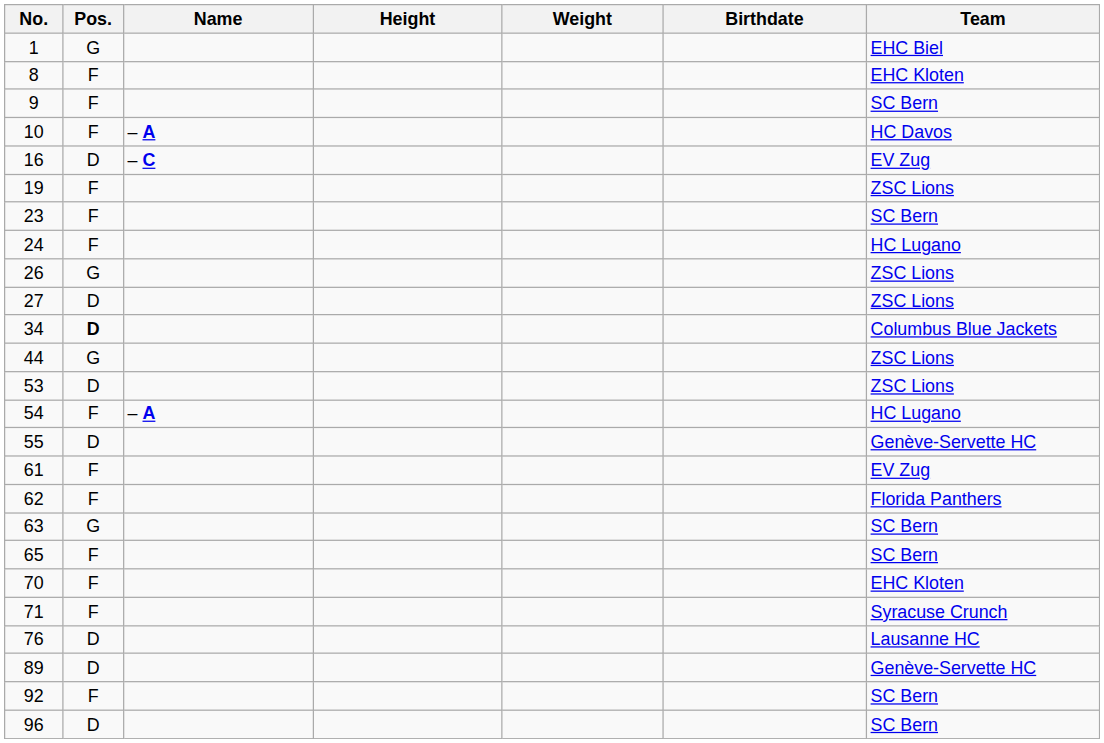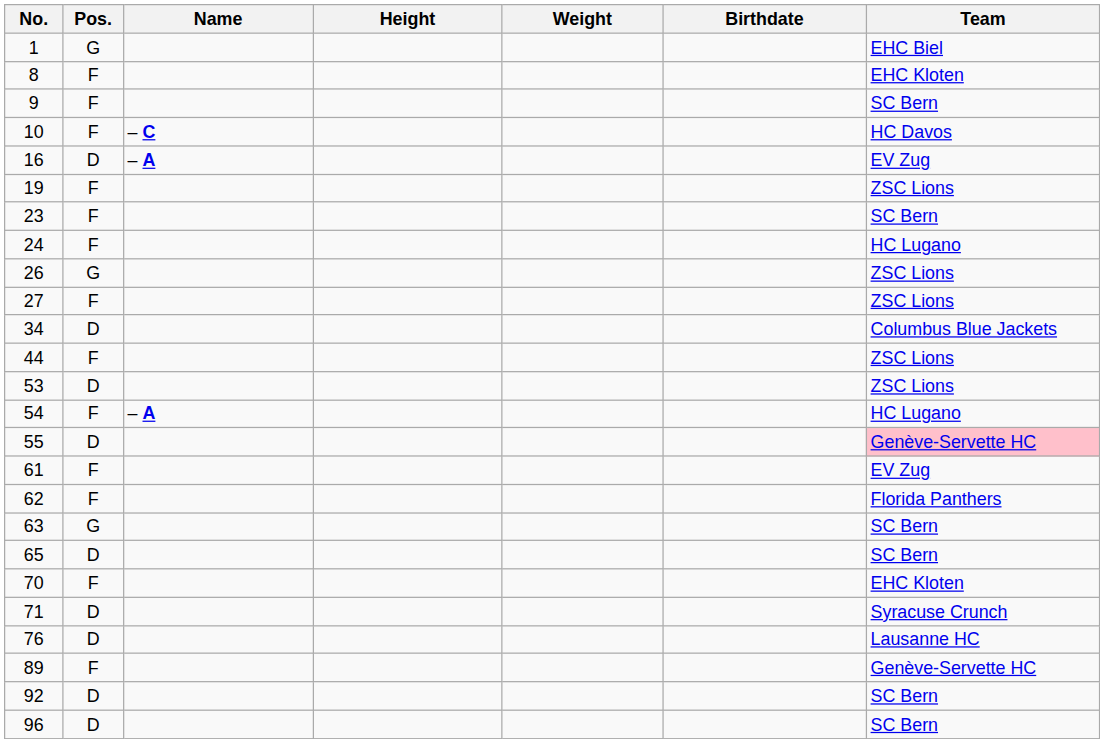(141, 132) – A -> (141, 132) – C
(141, 160) – C -> (141, 160) – A
(93, 301) D -> (93, 301) F
(93, 329) bold -> (93, 329) normal
(93, 358) G -> (93, 358) F
(953, 442) no background -> (953, 442) pink background
(93, 555) F -> (93, 555) D
(93, 612) F -> (93, 612) D
(93, 668) D -> (93, 668) F
(93, 696) F -> (93, 696) D
